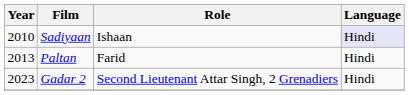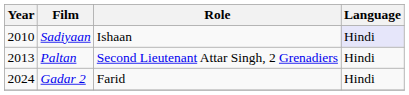(111, 57) Farid -> (217, 57) Second Lieutenant Attar Singh, 2 Grenadiers
(21, 79) 2023 -> (21, 79) 2024
(217, 79) Second Lieutenant Attar Singh, 2 Grenadiers -> (111, 79) Farid
